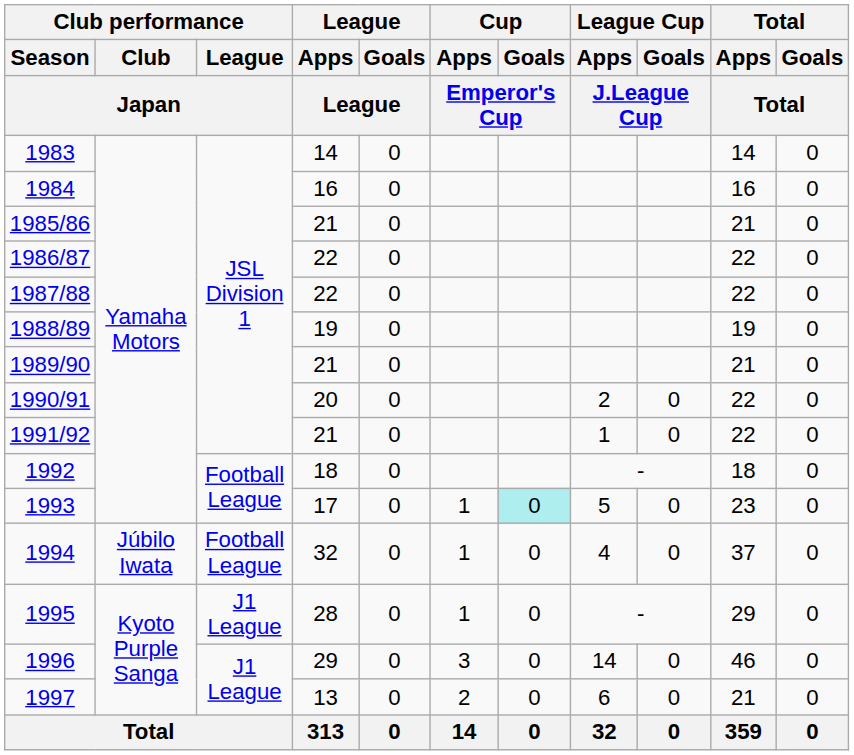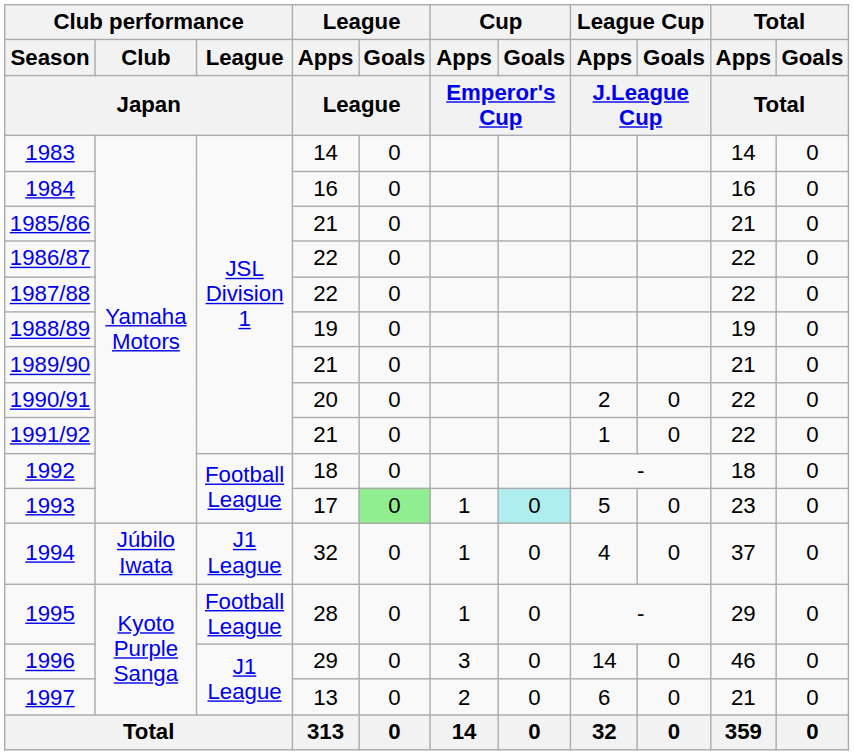(395, 505) no background -> (395, 505) lightgreen background
(245, 553) Football League -> (245, 553) J1 League
(245, 613) J1 League -> (245, 613) Football League
